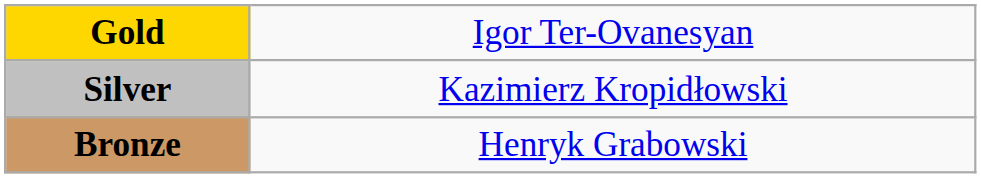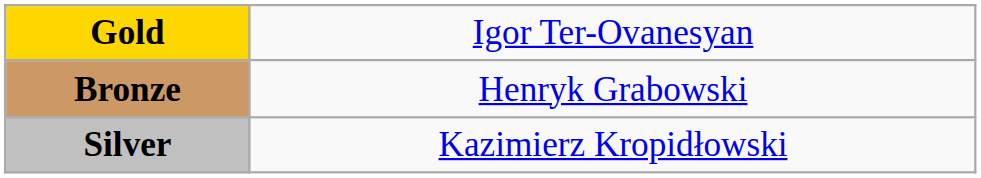rows swapped: (128, 88) <-> (128, 144)
